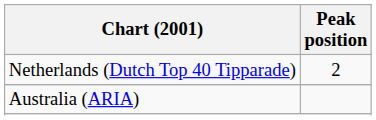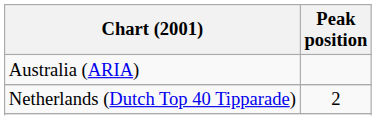rows swapped: (74, 98) <-> (152, 69)
